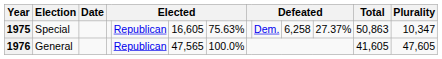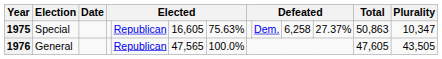(372, 46) 41,605 -> (372, 46) 47,605
(419, 46) 47,605 -> (419, 46) 43,505
